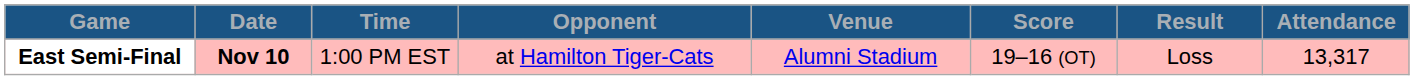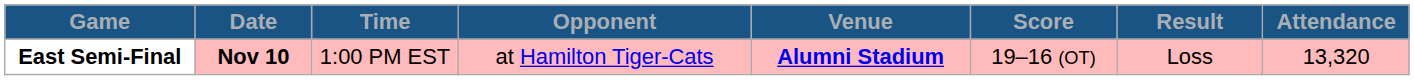(861, 56) normal -> (861, 56) bold
(1336, 56) 13,317 -> (1336, 56) 13,320
